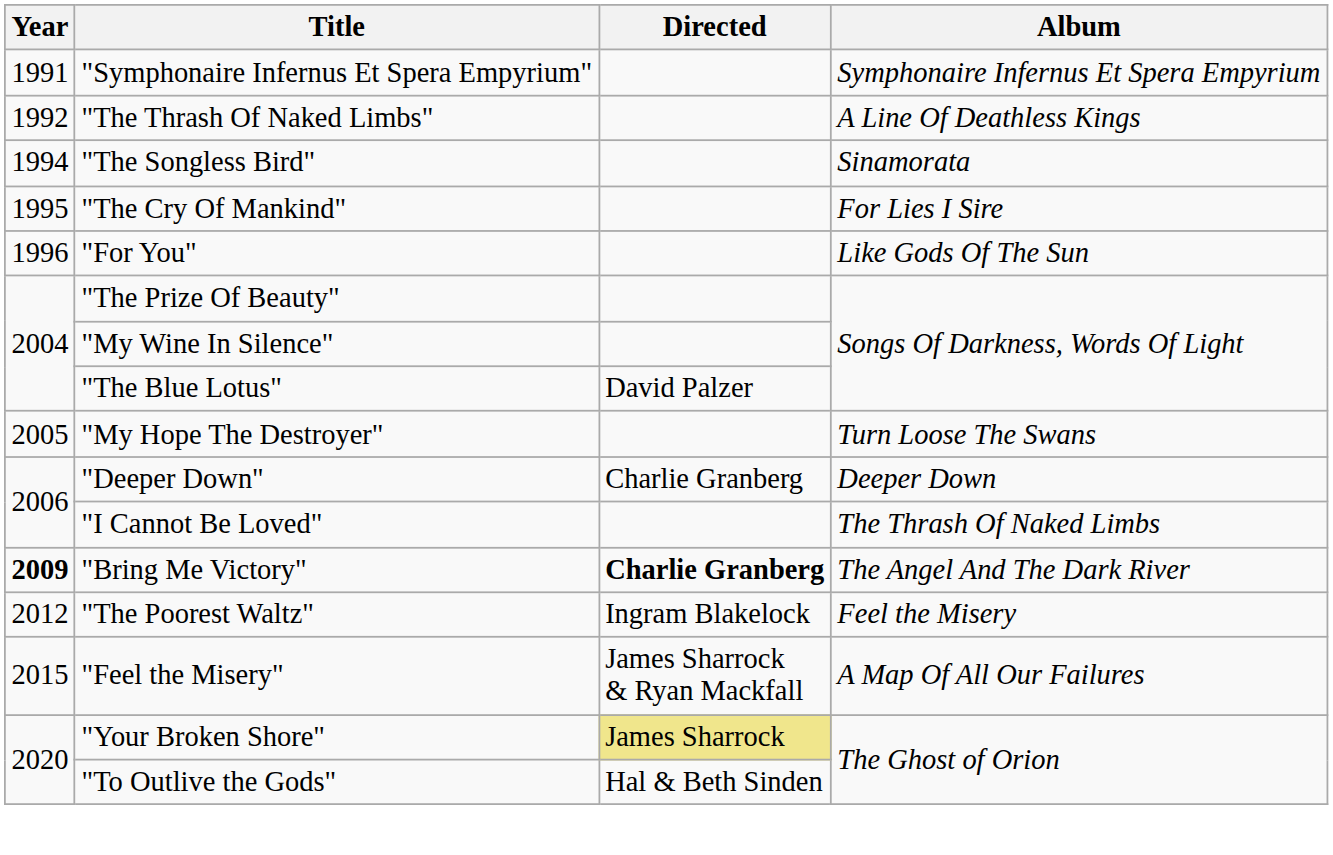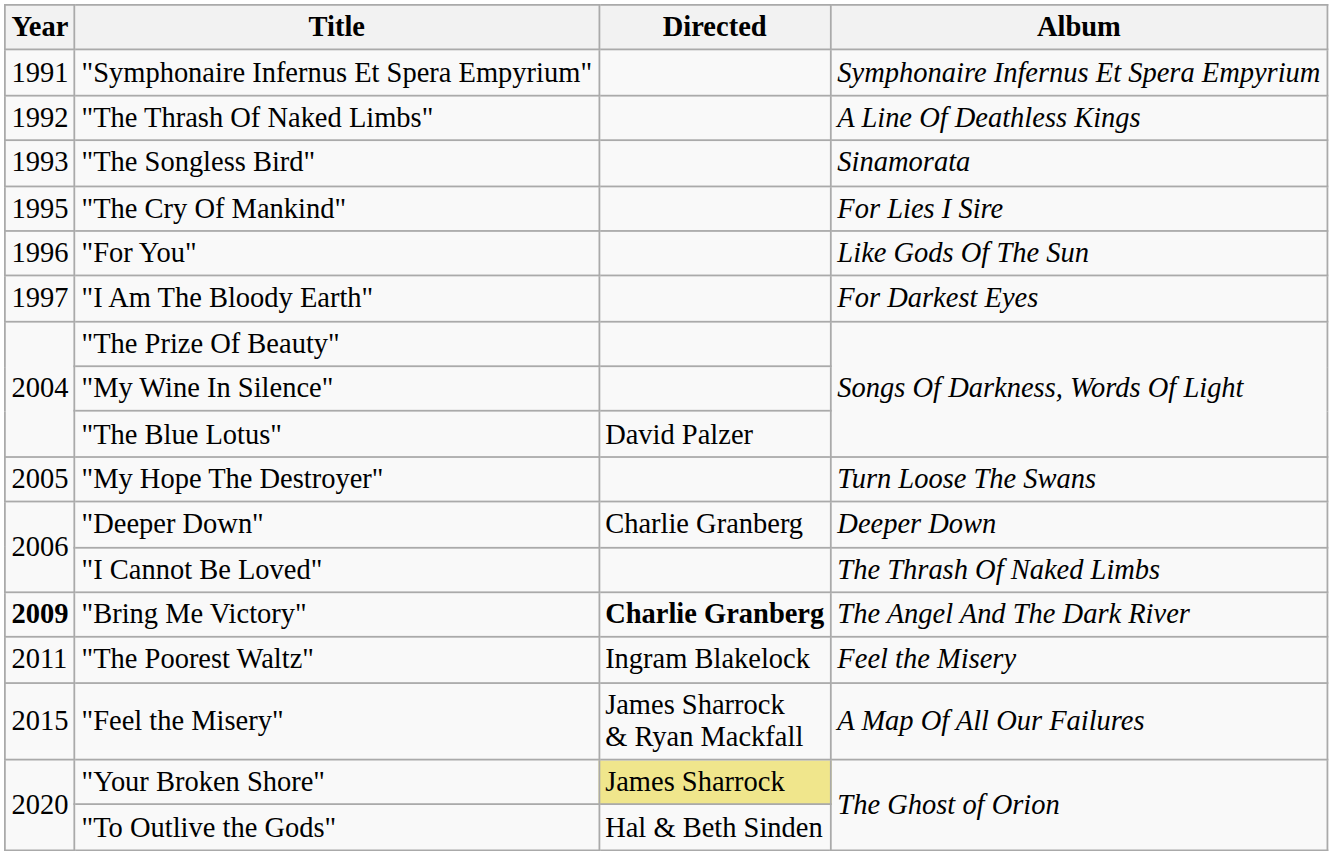(40, 162) 1994 -> (40, 162) 1993
+ row: (227, 298)
(40, 614) 2012 -> (39, 659) 2011
